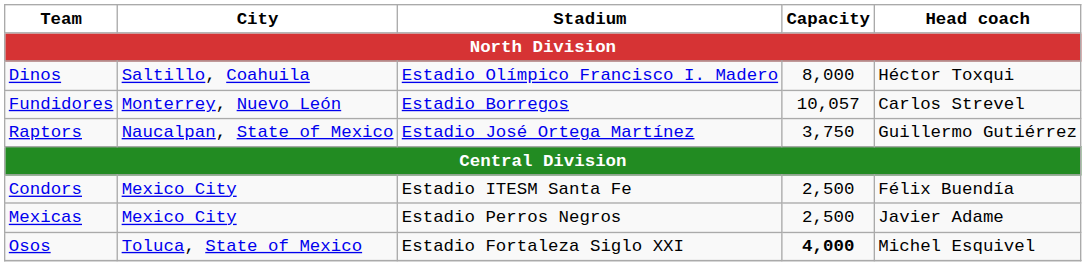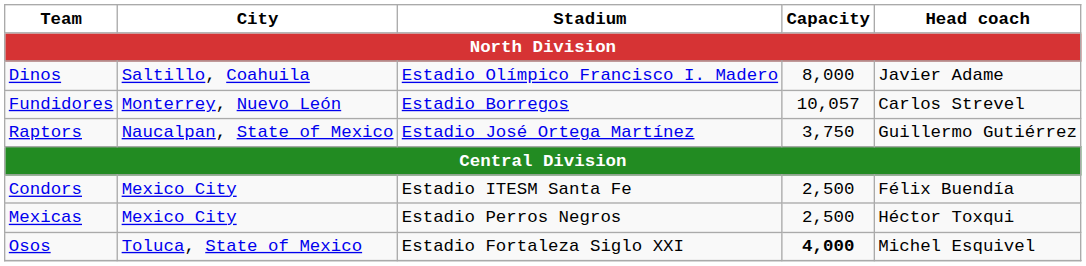(946, 76) Héctor Toxqui -> (941, 76) Javier Adame
(941, 218) Javier Adame -> (946, 218) Héctor Toxqui
